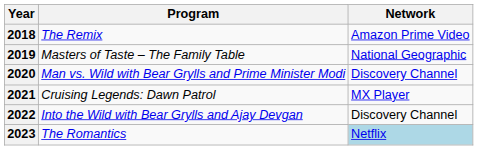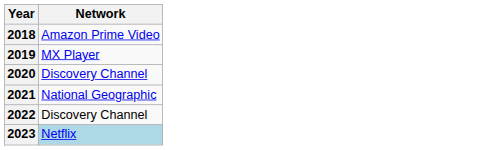- column: (193, 14)
(409, 54) National Geographic -> (70, 54) MX Player
(380, 94) MX Player -> (99, 94) National Geographic
